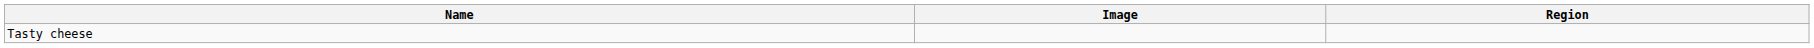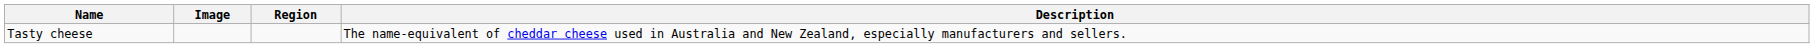+ column: (1075, 14)
